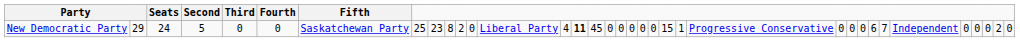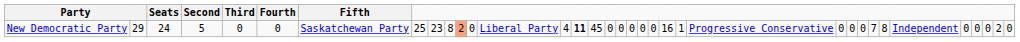(461, 29) no background -> (461, 29) lightsalmon background
(667, 29) 15 -> (667, 29) 16
(874, 29) 6 -> (874, 29) 7
(885, 29) 7 -> (885, 29) 8
